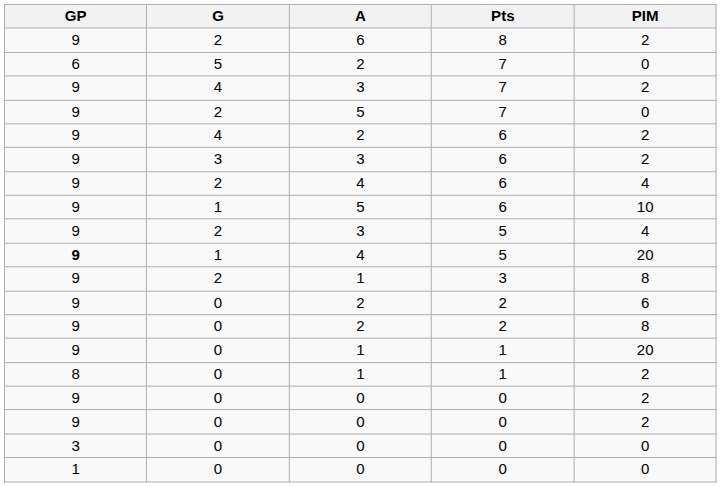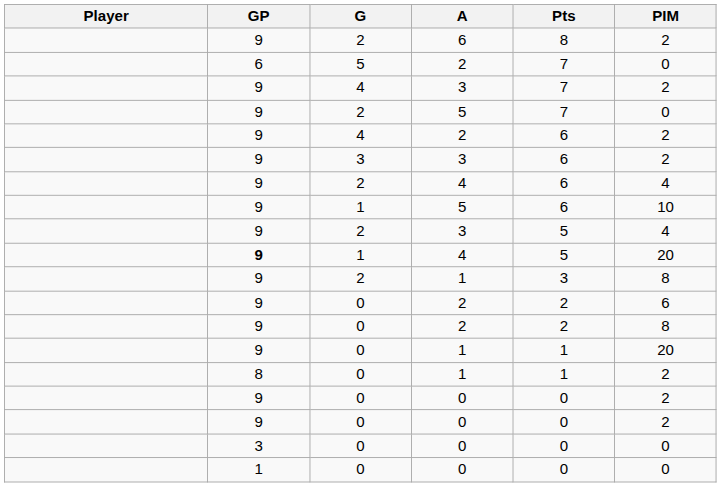+ column: (106, 16)
